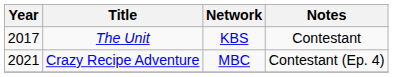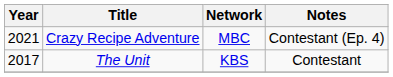rows swapped: (123, 38) <-> (123, 60)
